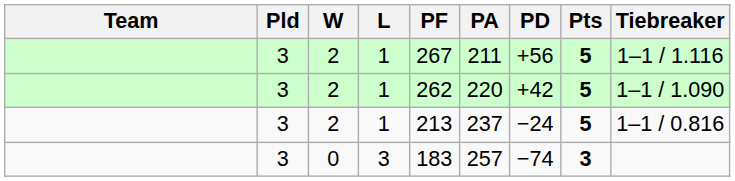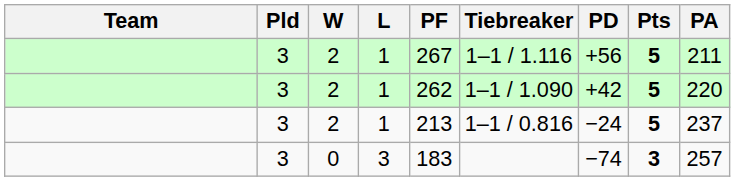columns swapped: (485, 21) <-> (670, 21)
